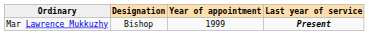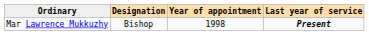(215, 24) 1999 -> (215, 24) 1998
